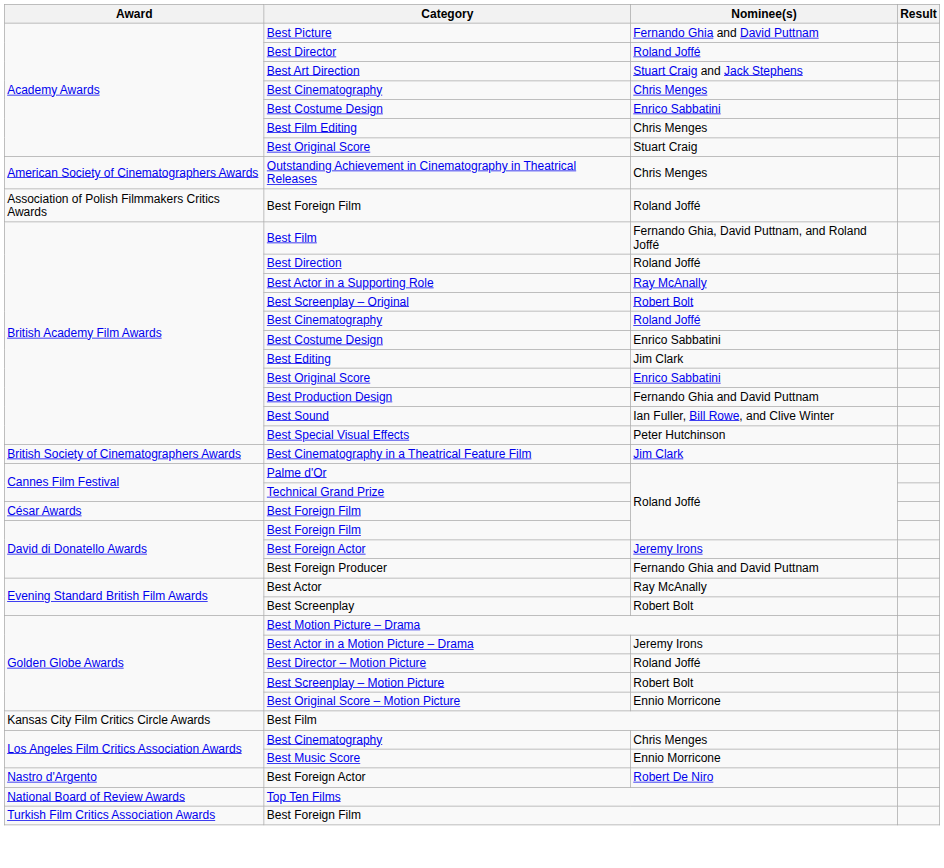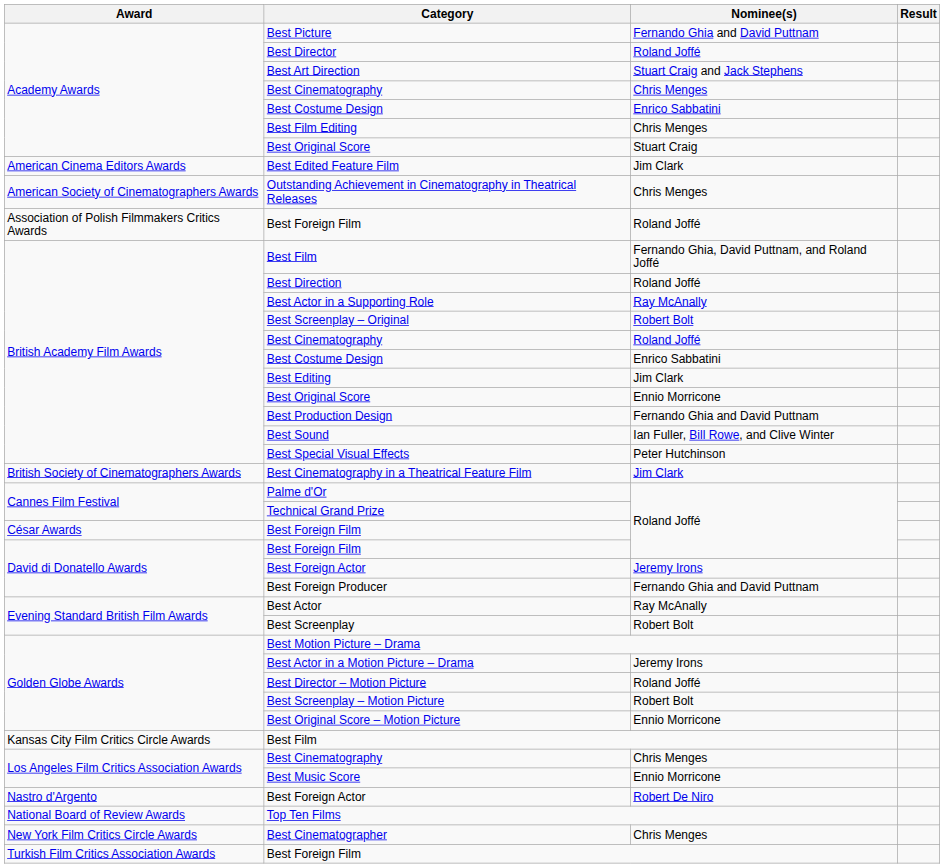+ row: (96, 166)
(677, 378) Enrico Sabbatini -> (677, 397) Ennio Morricone
+ row: (102, 834)
